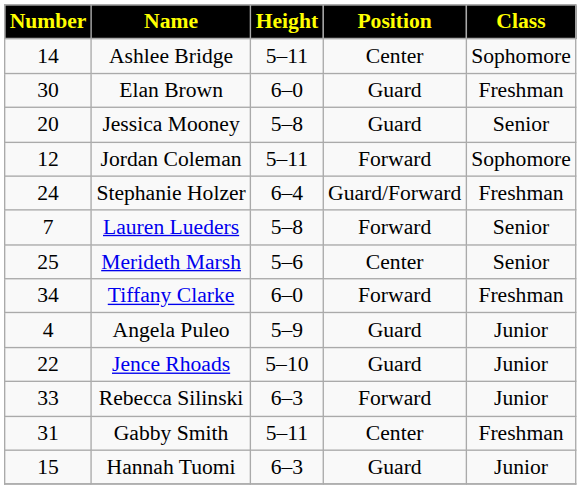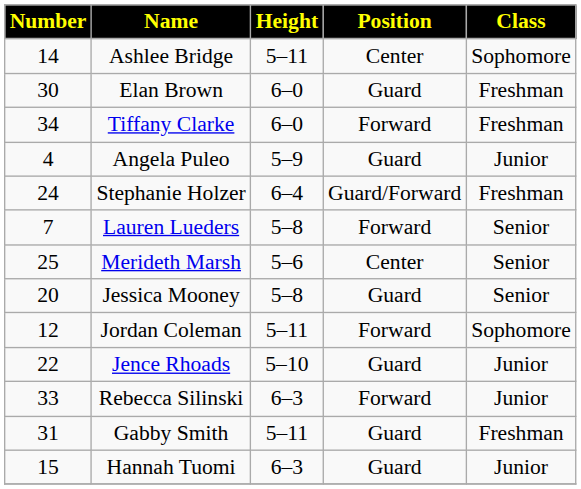rows swapped: (171, 295) <-> (171, 124)
rows swapped: (171, 158) <-> (171, 329)
(395, 432) Center -> (395, 432) Guard
